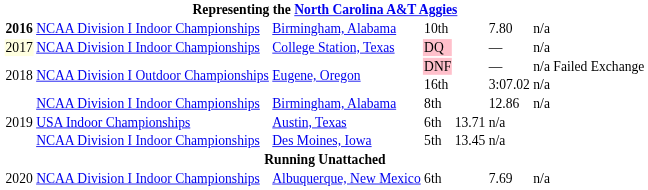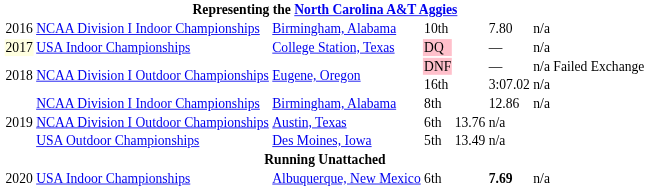(19, 28) bold -> (19, 28) normal
(148, 47) NCAA Division I Indoor Championships -> (113, 47) USA Indoor Championships
(113, 122) USA Indoor Championships -> (153, 122) NCAA Division I Outdoor Championships
(470, 122) 13.71 -> (470, 122) 13.76
(148, 141) NCAA Division I Indoor Championships -> (118, 141) USA Outdoor Championships
(470, 141) 13.45 -> (470, 141) 13.49
(148, 178) NCAA Division I Indoor Championships -> (113, 178) USA Indoor Championships
(501, 178) normal -> (501, 178) bold
